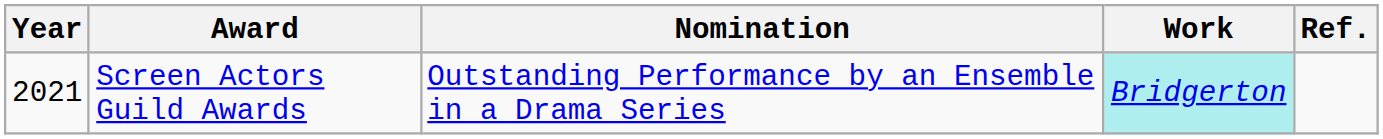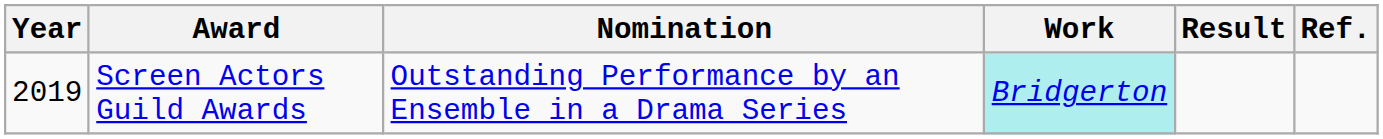+ column: (1234, 29)
(47, 94) 2021 -> (47, 94) 2019
